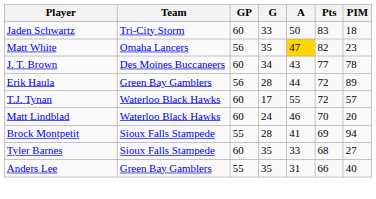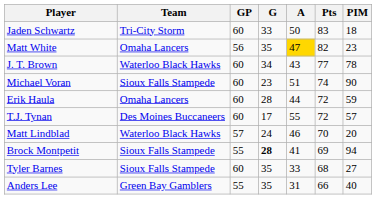(172, 64) Des Moines Buccaneers -> (170, 64) Waterloo Black Hawks
+ row: (39, 82)
(166, 82) Green Bay Gamblers -> (154, 99) Omaha Lancers
(238, 82) 56 -> (238, 99) 60
(351, 82) 89 -> (351, 99) 59
(170, 99) Waterloo Black Hawks -> (172, 116) Des Moines Buccaneers
(238, 116) 60 -> (238, 133) 57
(266, 133) normal -> (266, 151) bold
